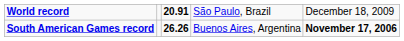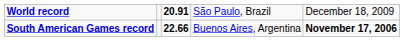(176, 28) 26.26 -> (176, 28) 22.66
